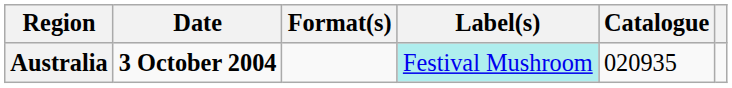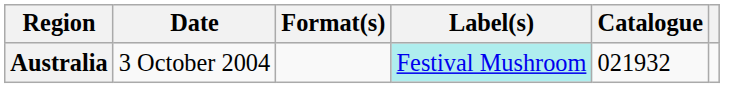(198, 62) bold -> (194, 62) normal
(640, 62) 020935 -> (634, 62) 021932
